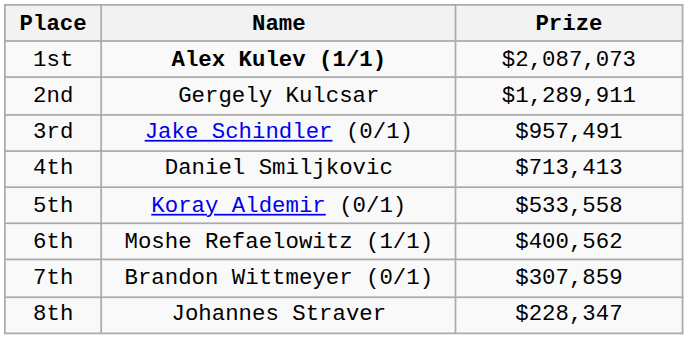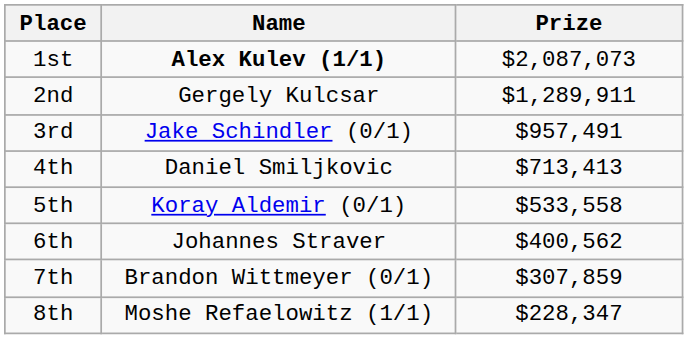(279, 242) Moshe Refaelowitz (1/1) -> (279, 242) Johannes Straver
(279, 315) Johannes Straver -> (279, 315) Moshe Refaelowitz (1/1)
